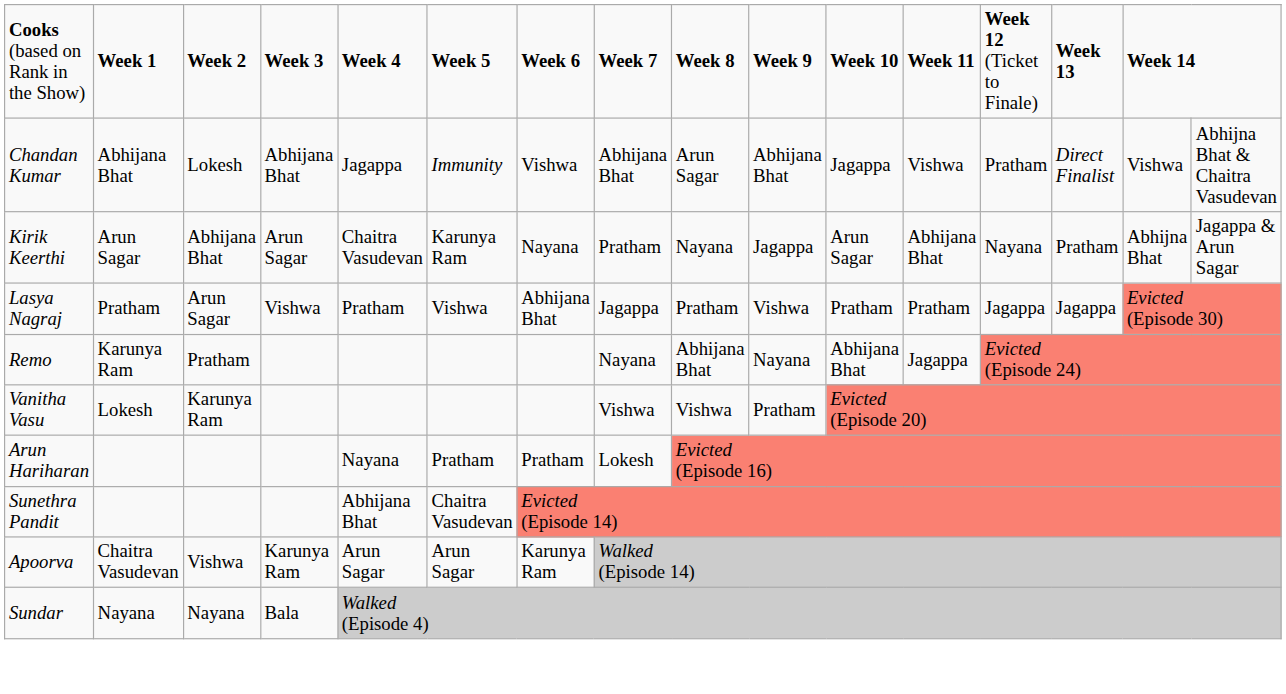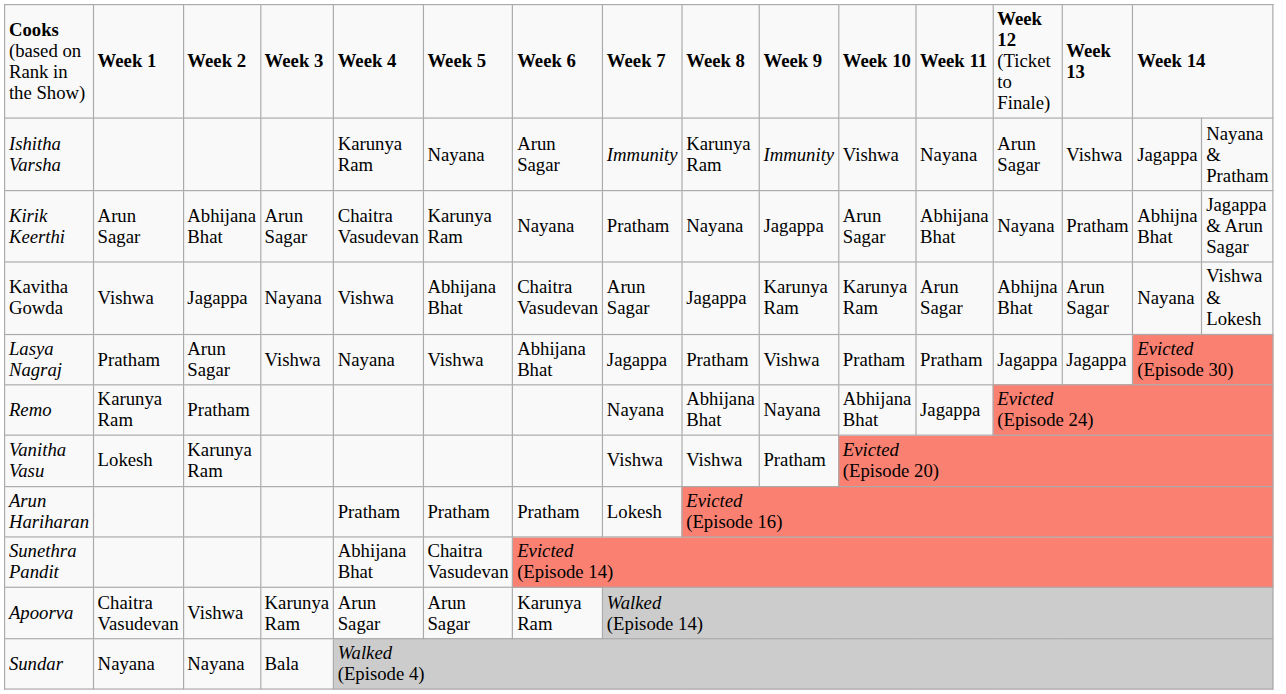- row: (43, 164)
+ row: (35, 154)
+ row: (39, 297)
(373, 308) Pratham -> (366, 359) Nayana
(370, 460) Nayana -> (369, 511) Pratham
